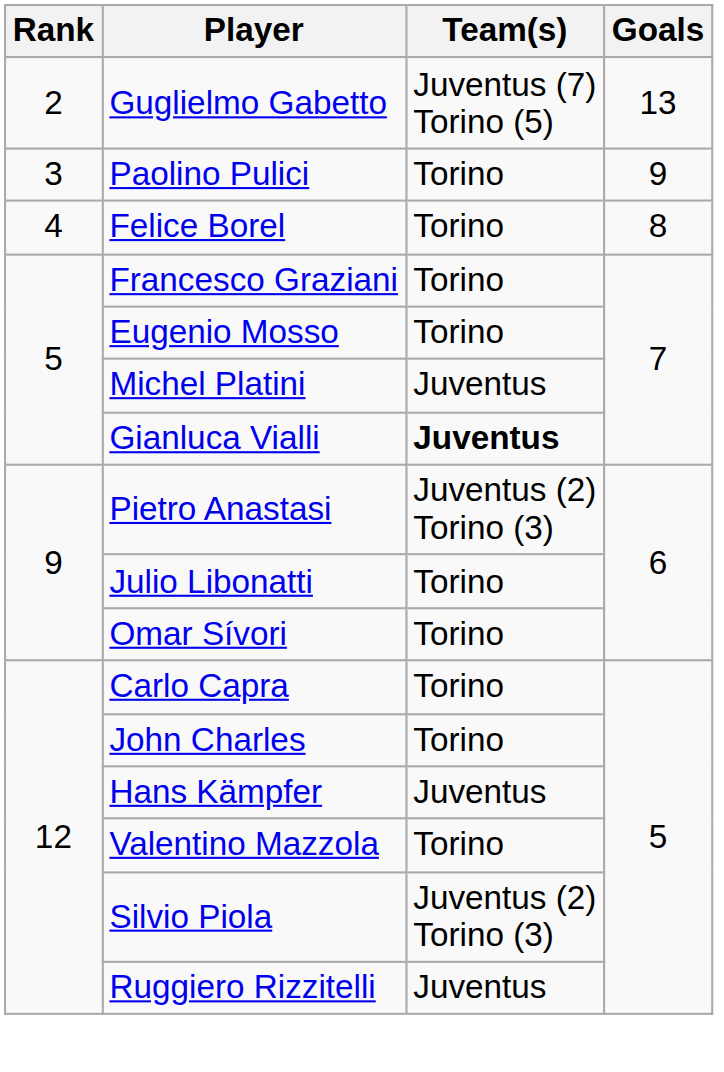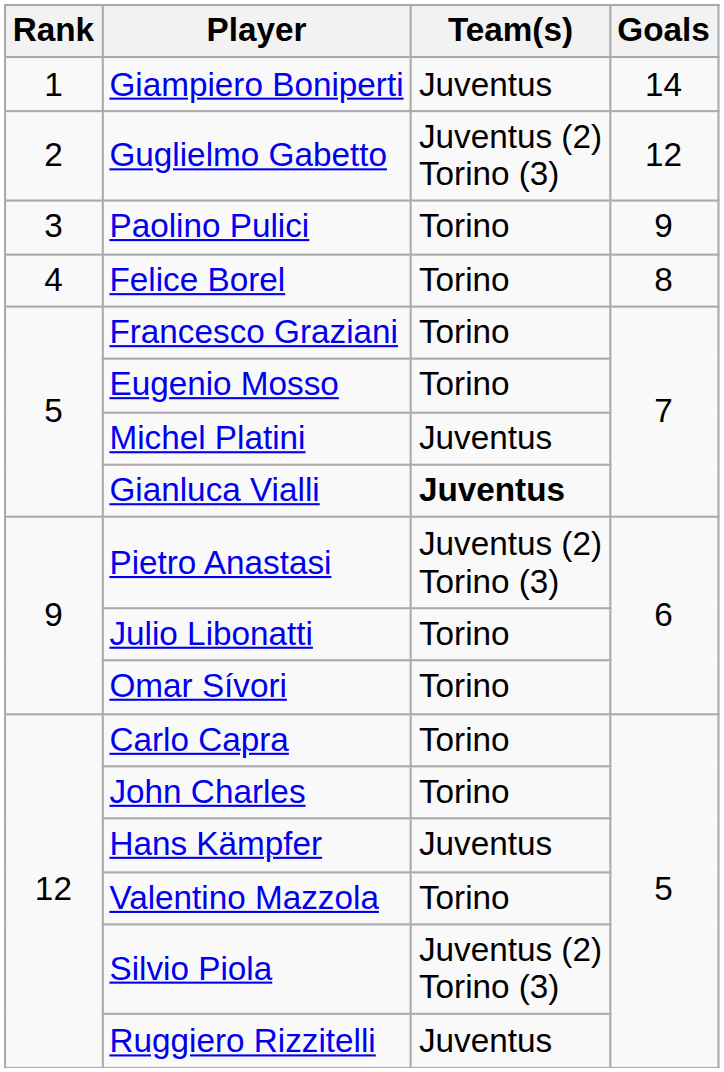+ row: (256, 83)
(505, 102) Juventus (7) Torino (5) -> (510, 155) Juventus (2) Torino (3)
(658, 102) 13 -> (664, 155) 12
